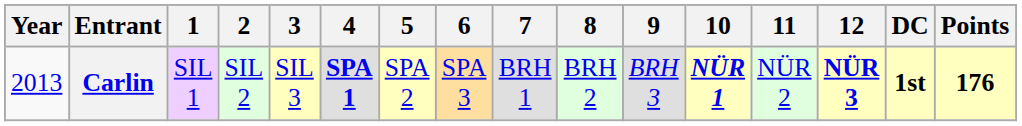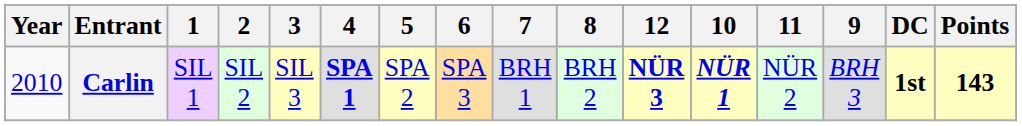columns swapped: (654, 25) <-> (851, 25)
(37, 82) 2013 -> (37, 82) 2010
(975, 82) 176 -> (975, 82) 143
